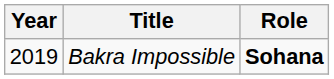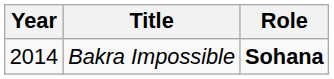(34, 56) 2019 -> (34, 56) 2014
